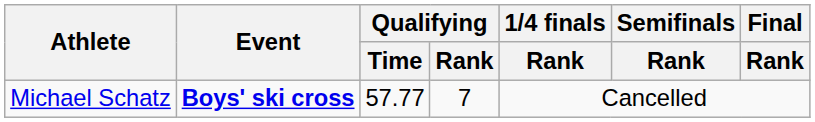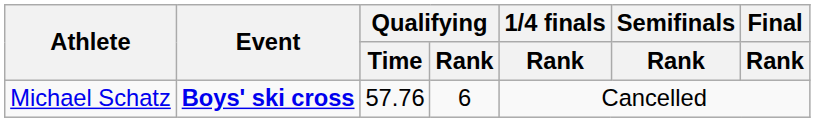(395, 98) 57.77 -> (395, 98) 57.76
(465, 98) 7 -> (465, 98) 6
